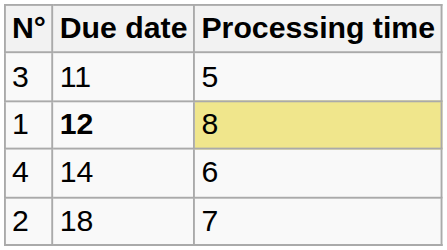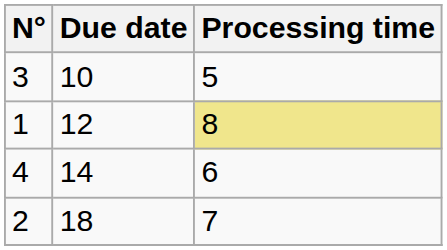(75, 76) 11 -> (77, 76) 10
(77, 124) bold -> (77, 124) normal
